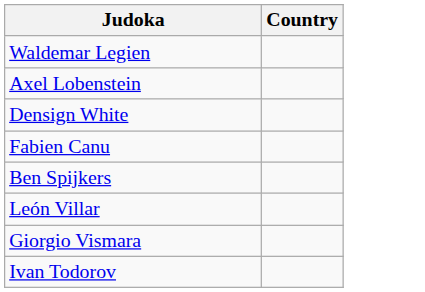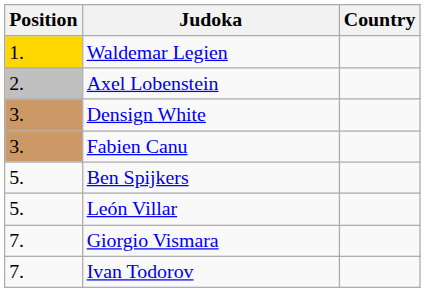+ column: (43, 20)
